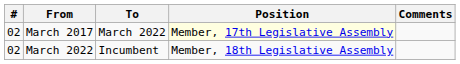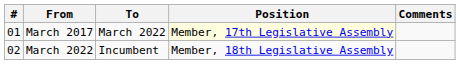(14, 32) 02 -> (14, 32) 01
